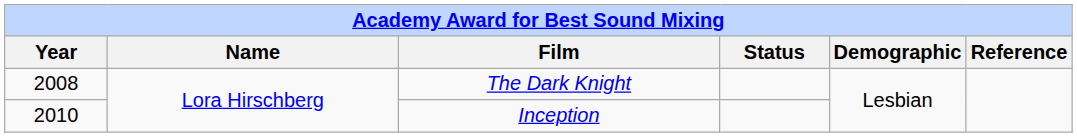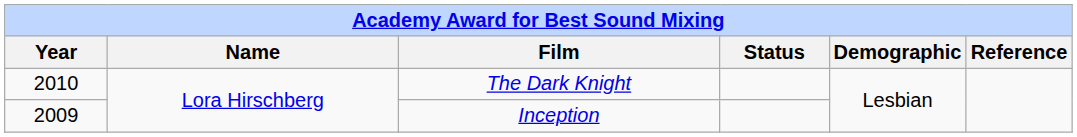(56, 83) 2008 -> (56, 83) 2010
(56, 115) 2010 -> (56, 115) 2009
